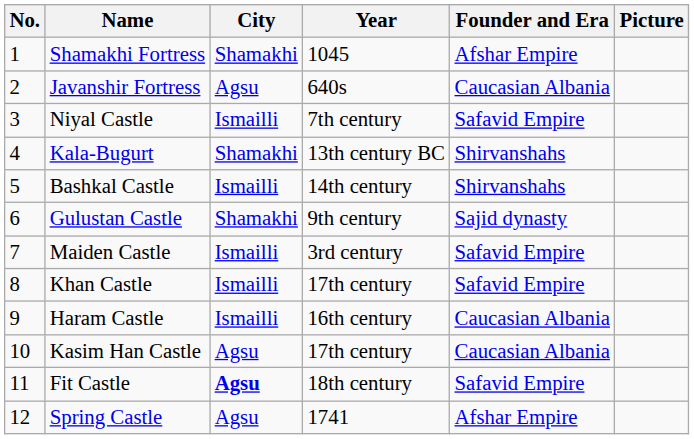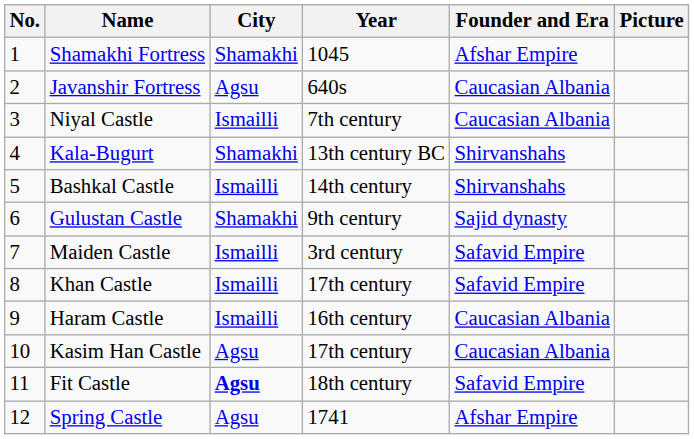(520, 119) Safavid Empire -> (532, 119) Caucasian Albania
